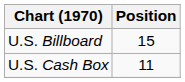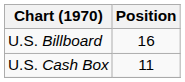(146, 41) 15 -> (146, 41) 16
